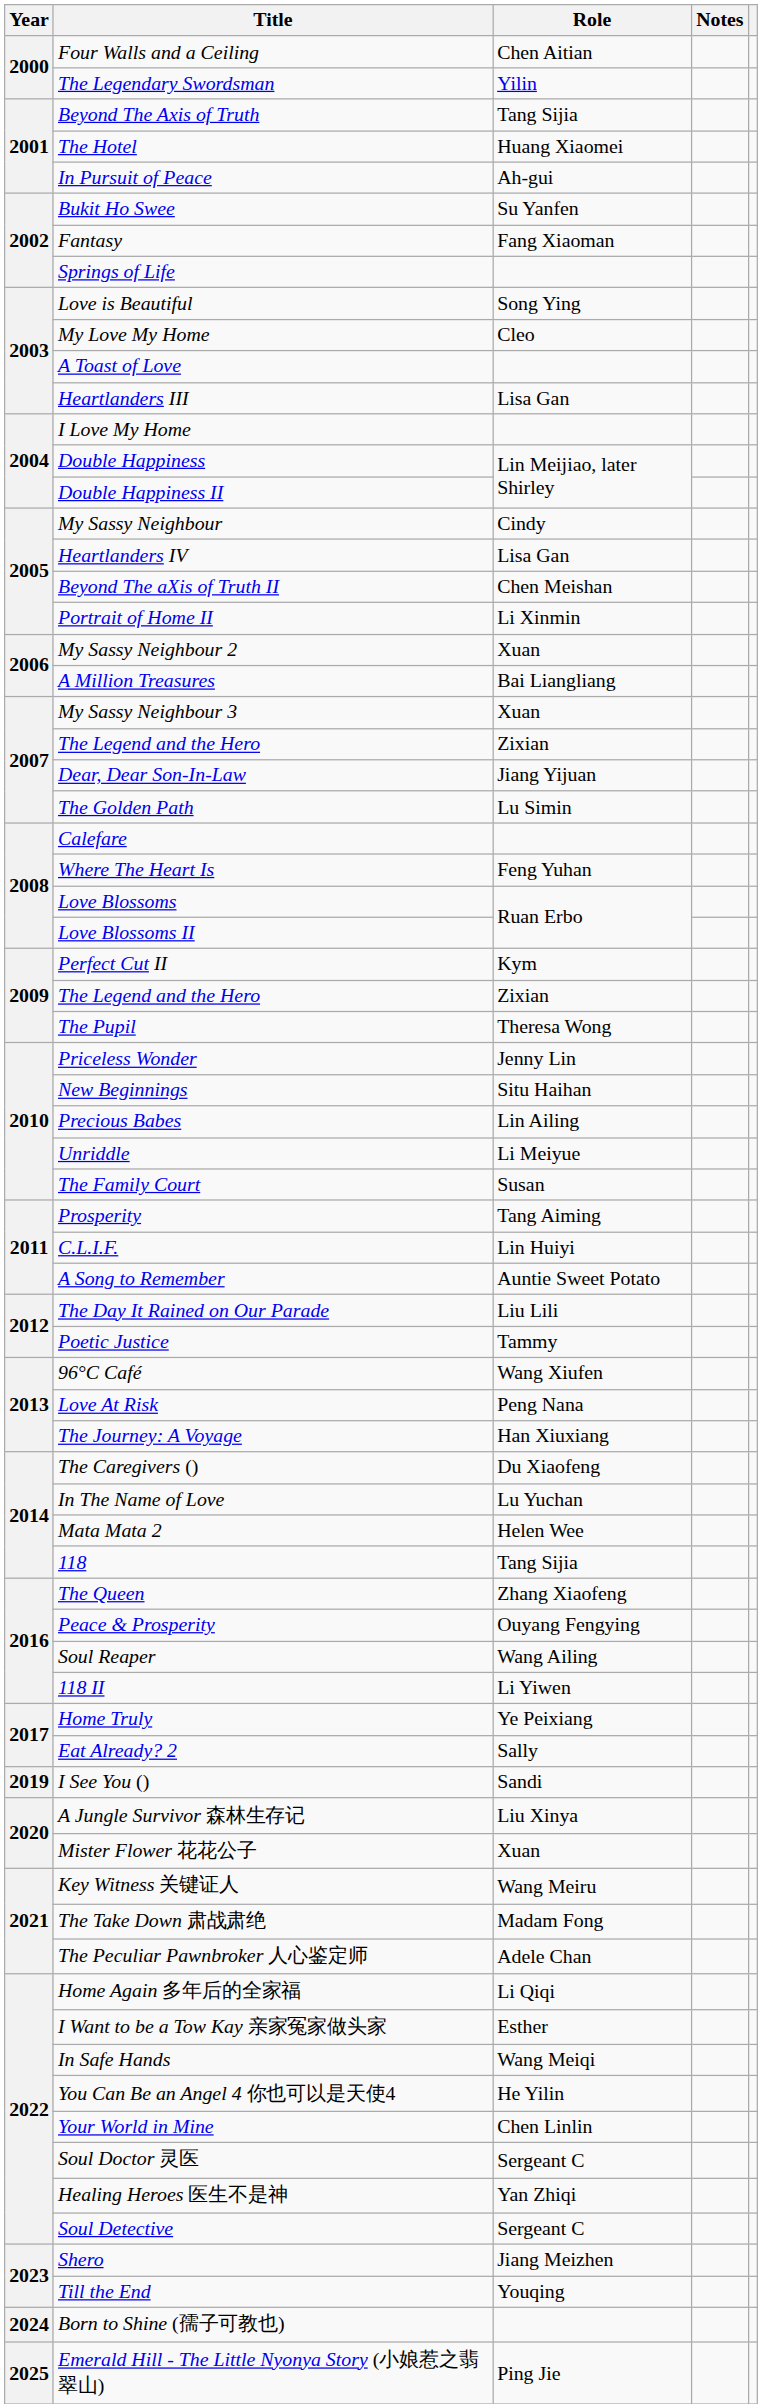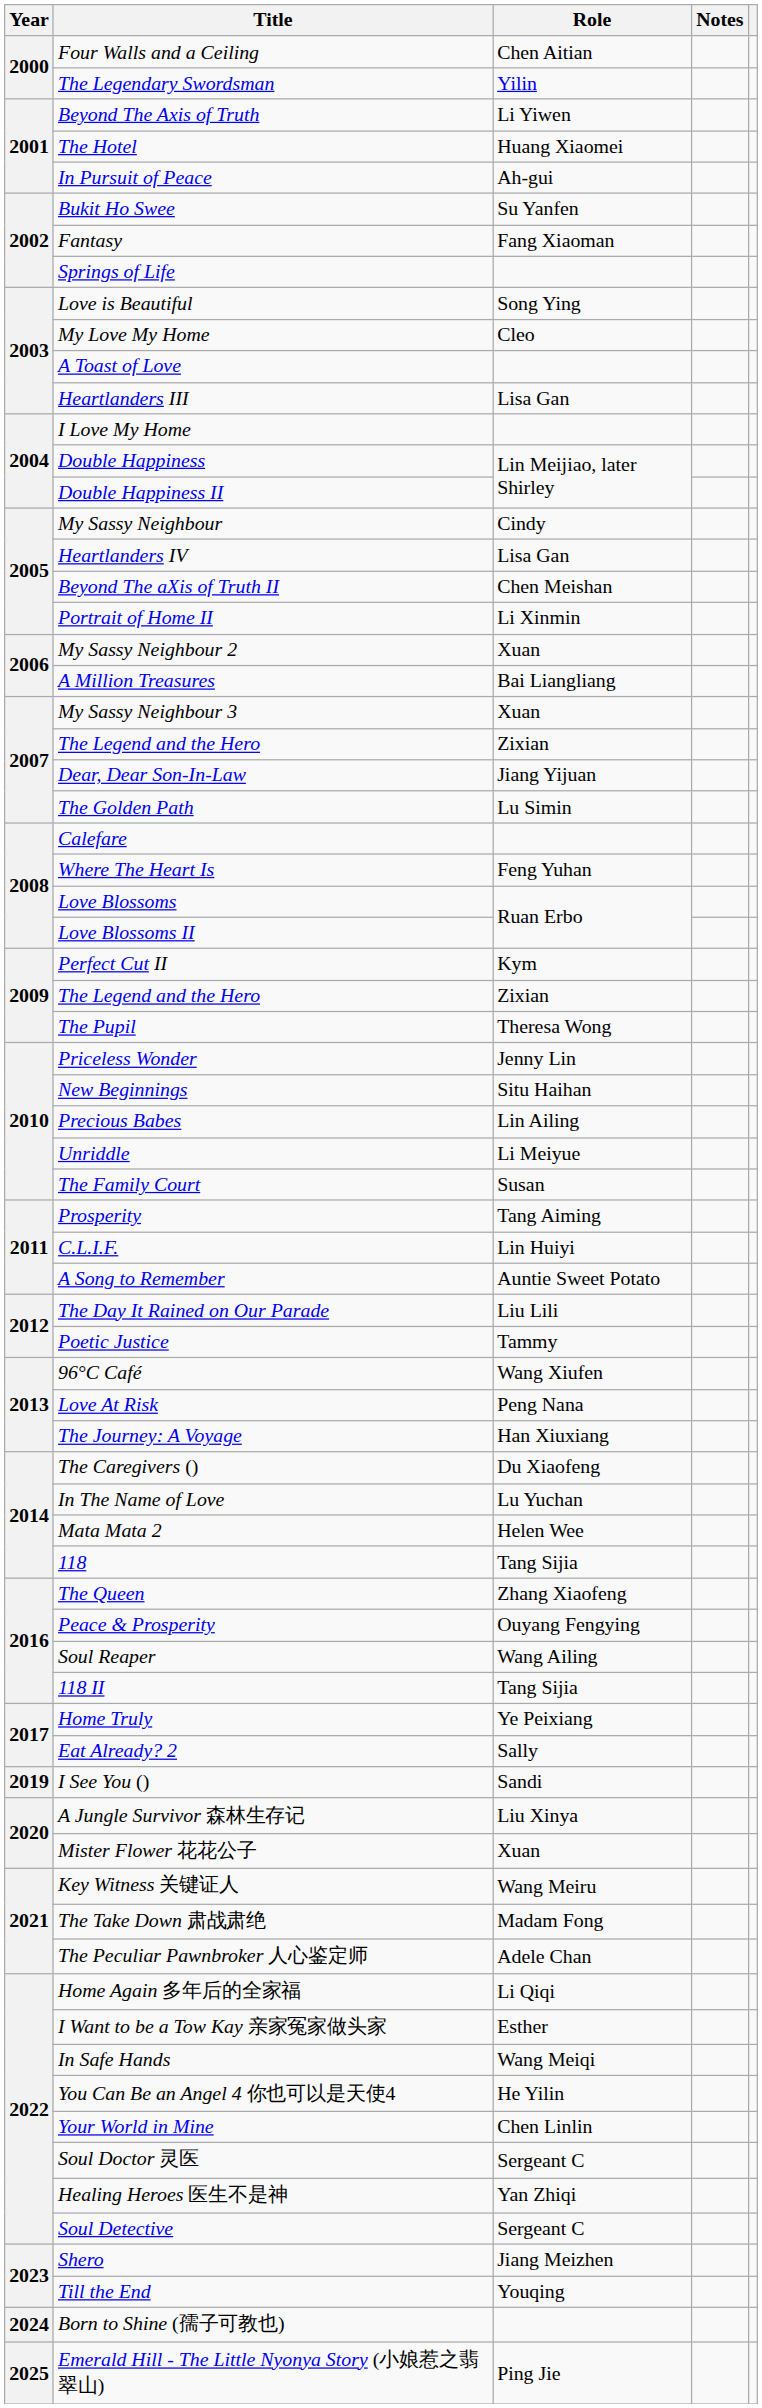(538, 114) Tang Sijia -> (534, 114) Li Yiwen
(534, 1687) Li Yiwen -> (538, 1687) Tang Sijia
